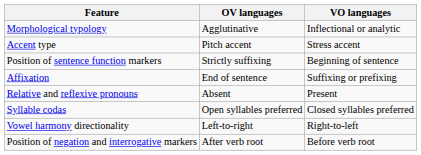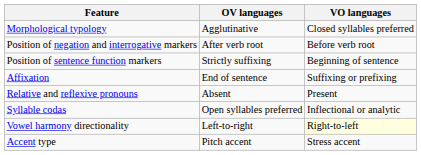(354, 28) Inflectional or analytic -> (360, 28) Closed syllables preferred
rows swapped: (102, 142) <-> (31, 45)
(360, 110) Closed syllables preferred -> (354, 110) Inflectional or analytic
(333, 126) no background -> (333, 126) lightyellow background
